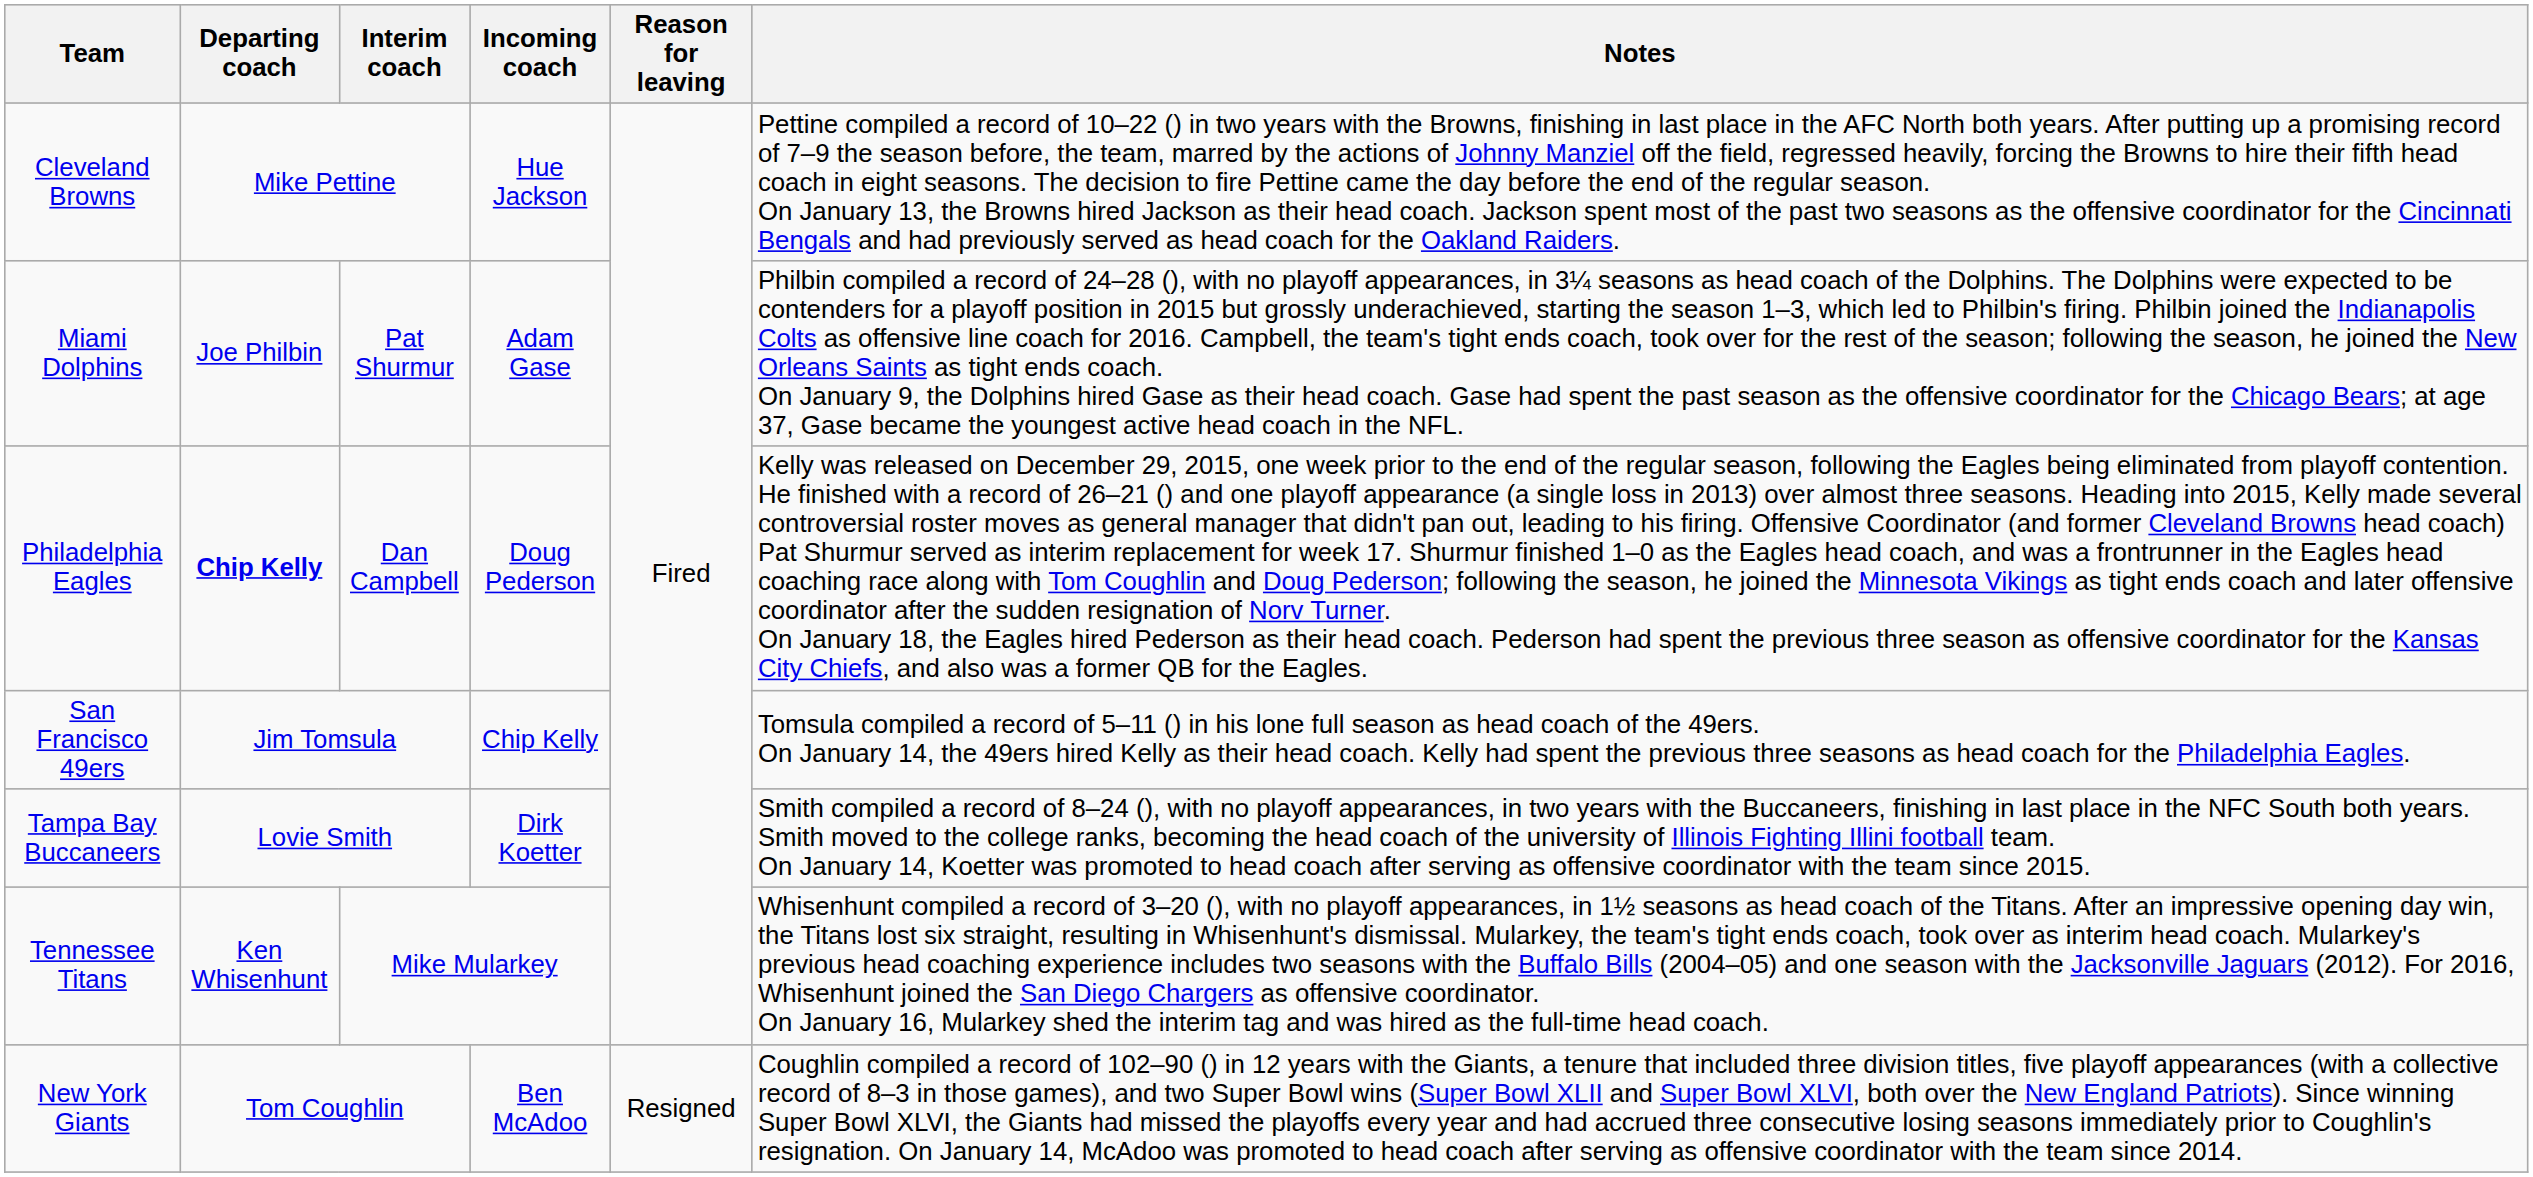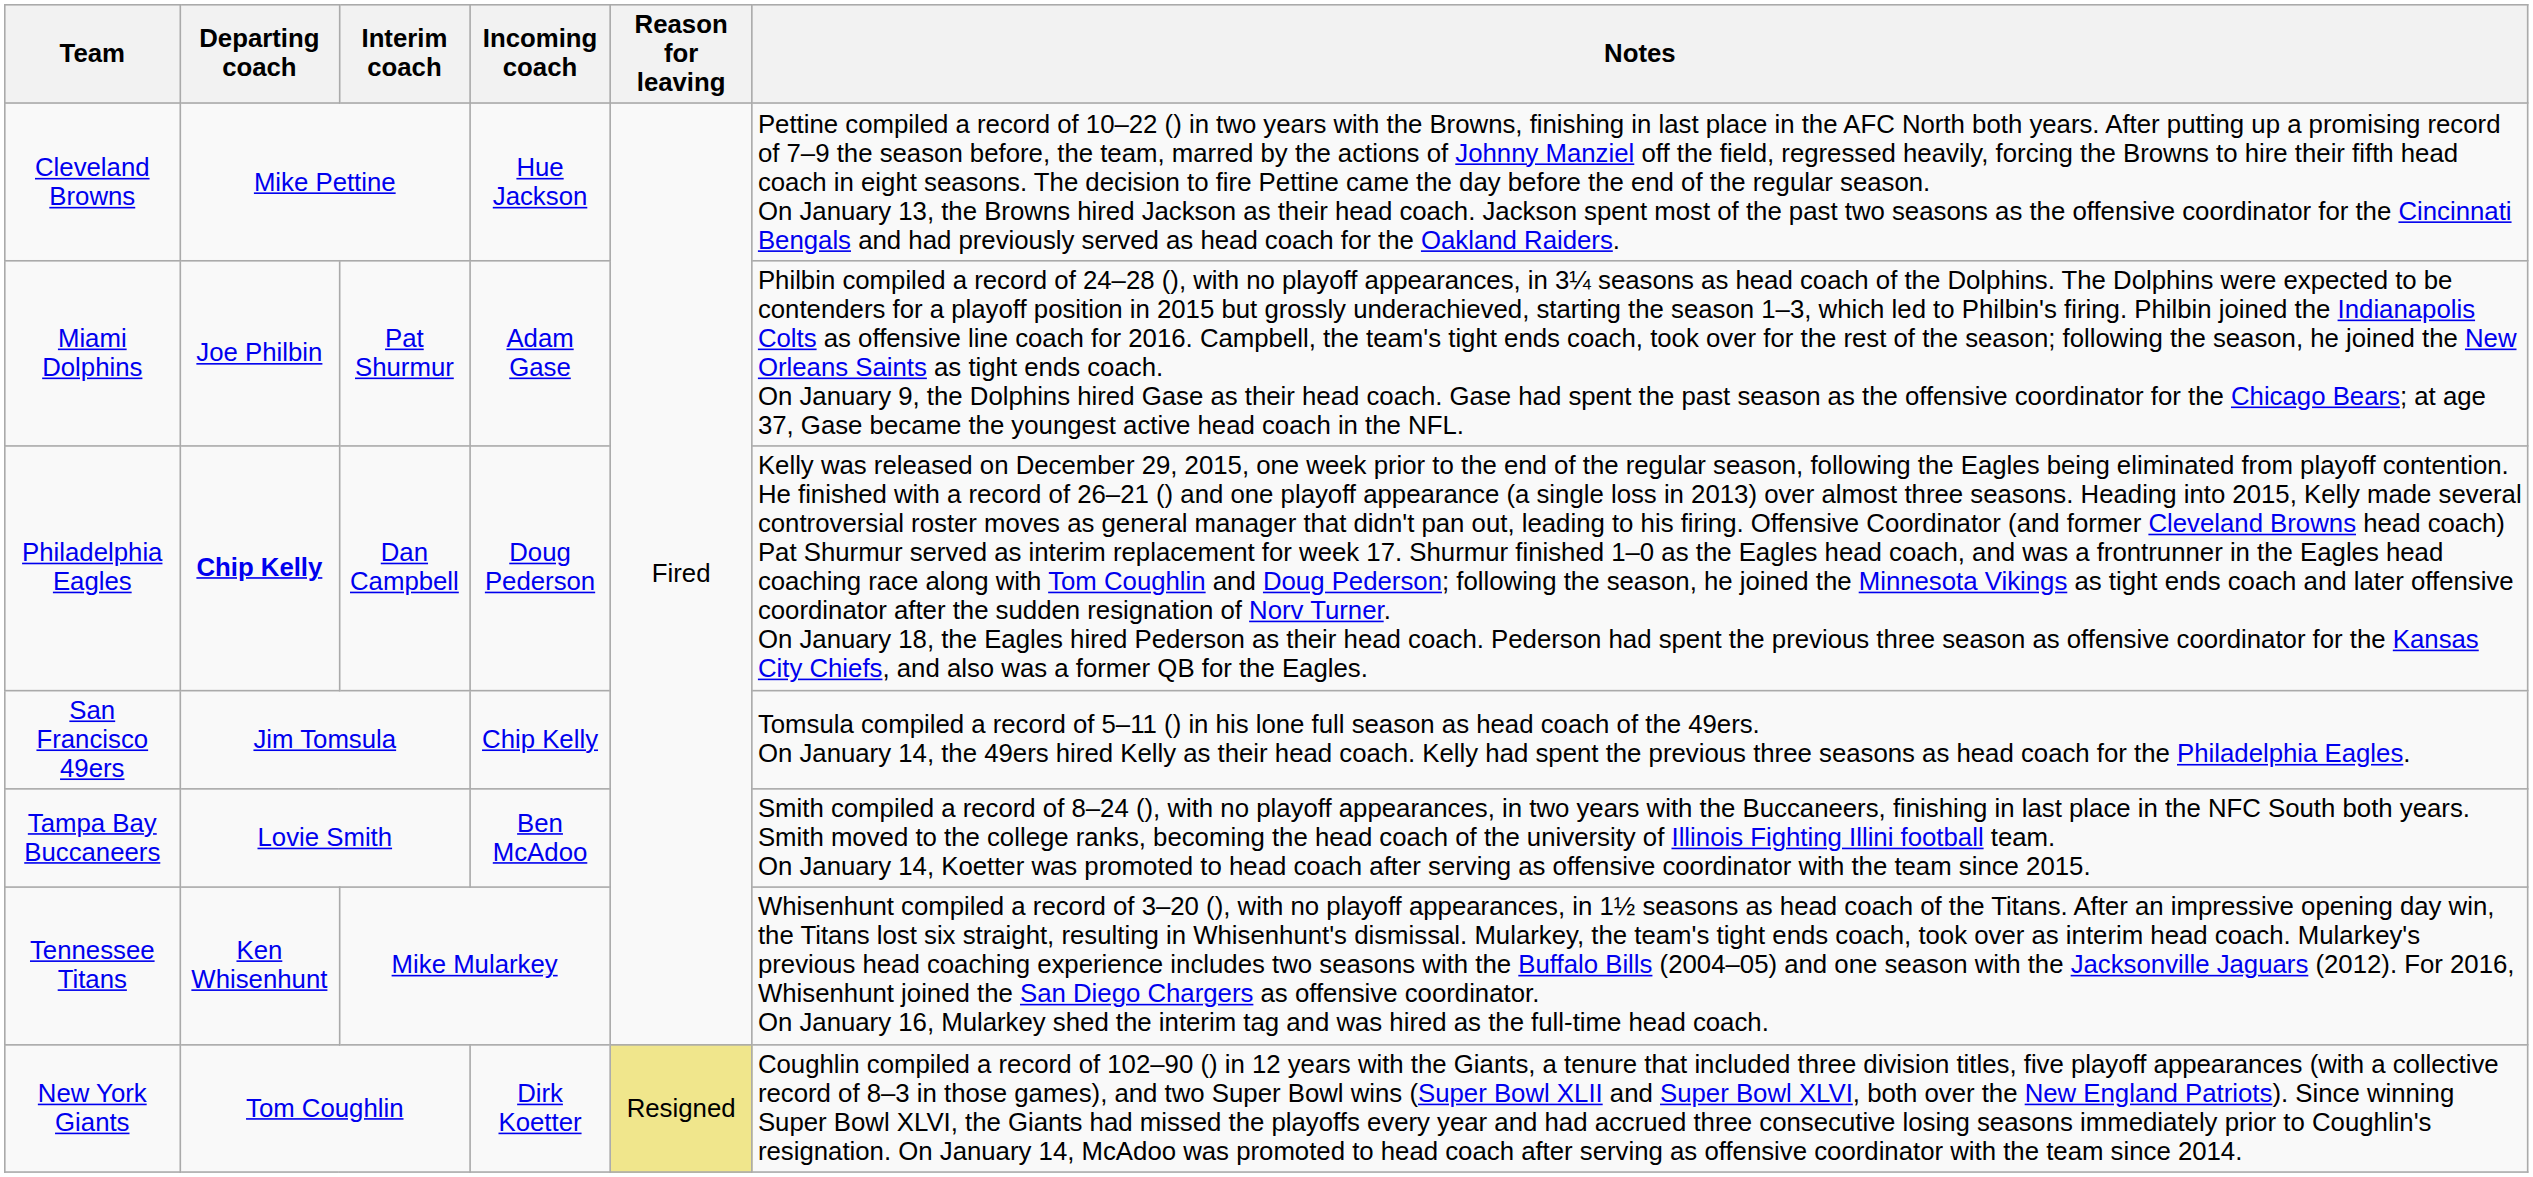(540, 837) Dirk Koetter -> (540, 837) Ben McAdoo
(540, 1107) Ben McAdoo -> (540, 1107) Dirk Koetter
(681, 1107) no background -> (681, 1107) khaki background
